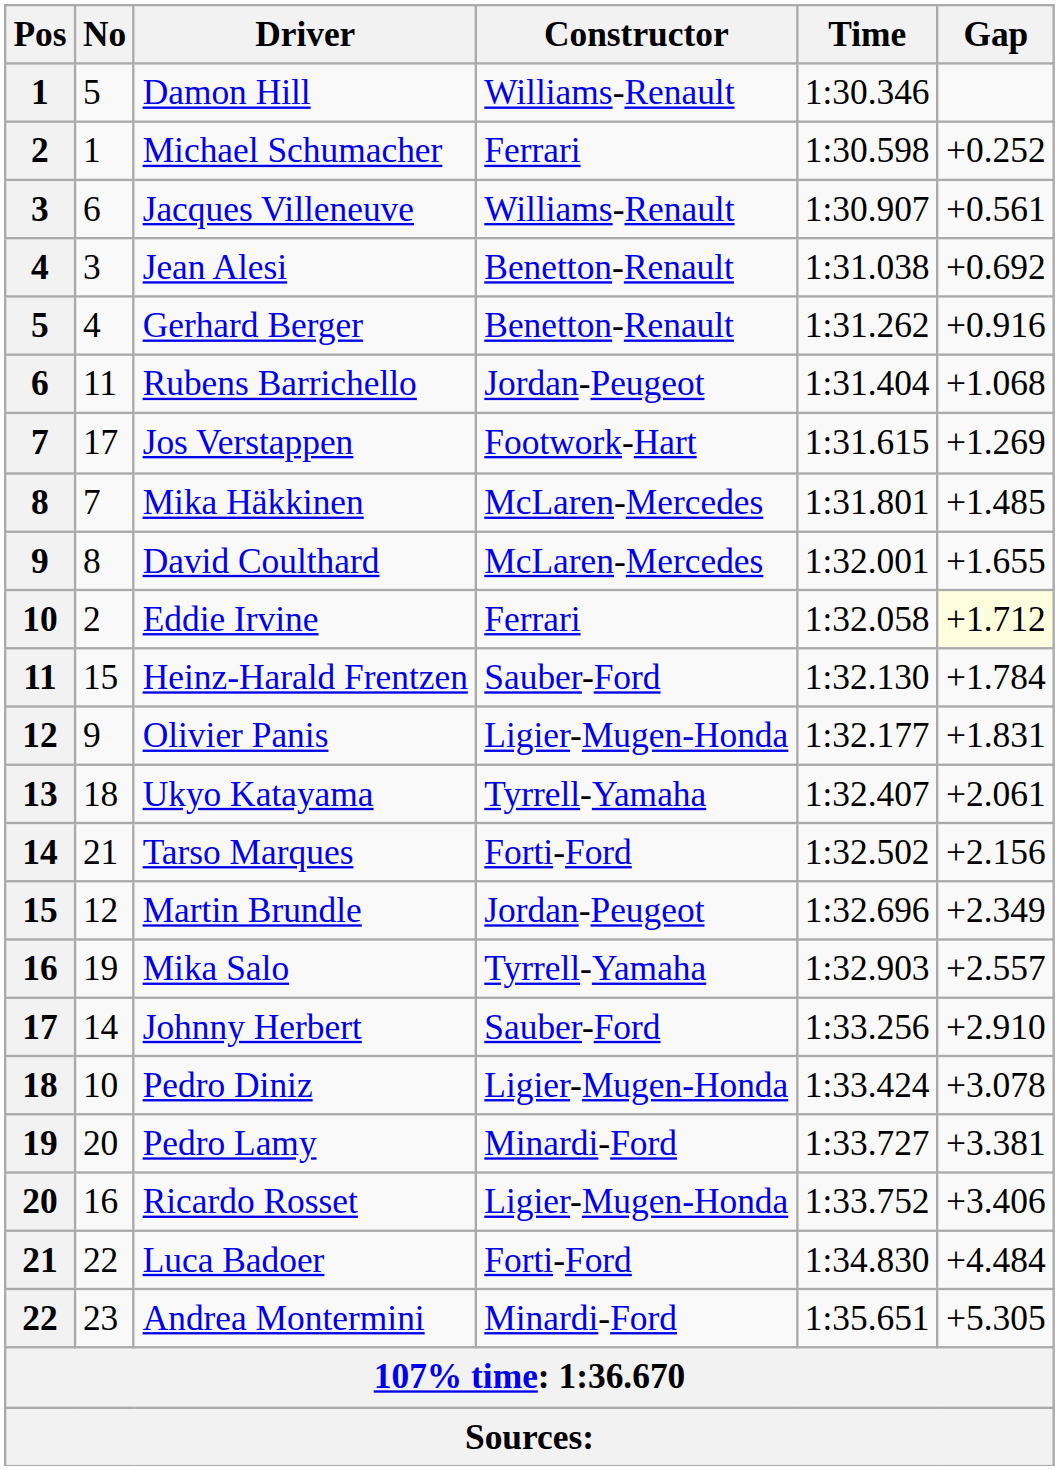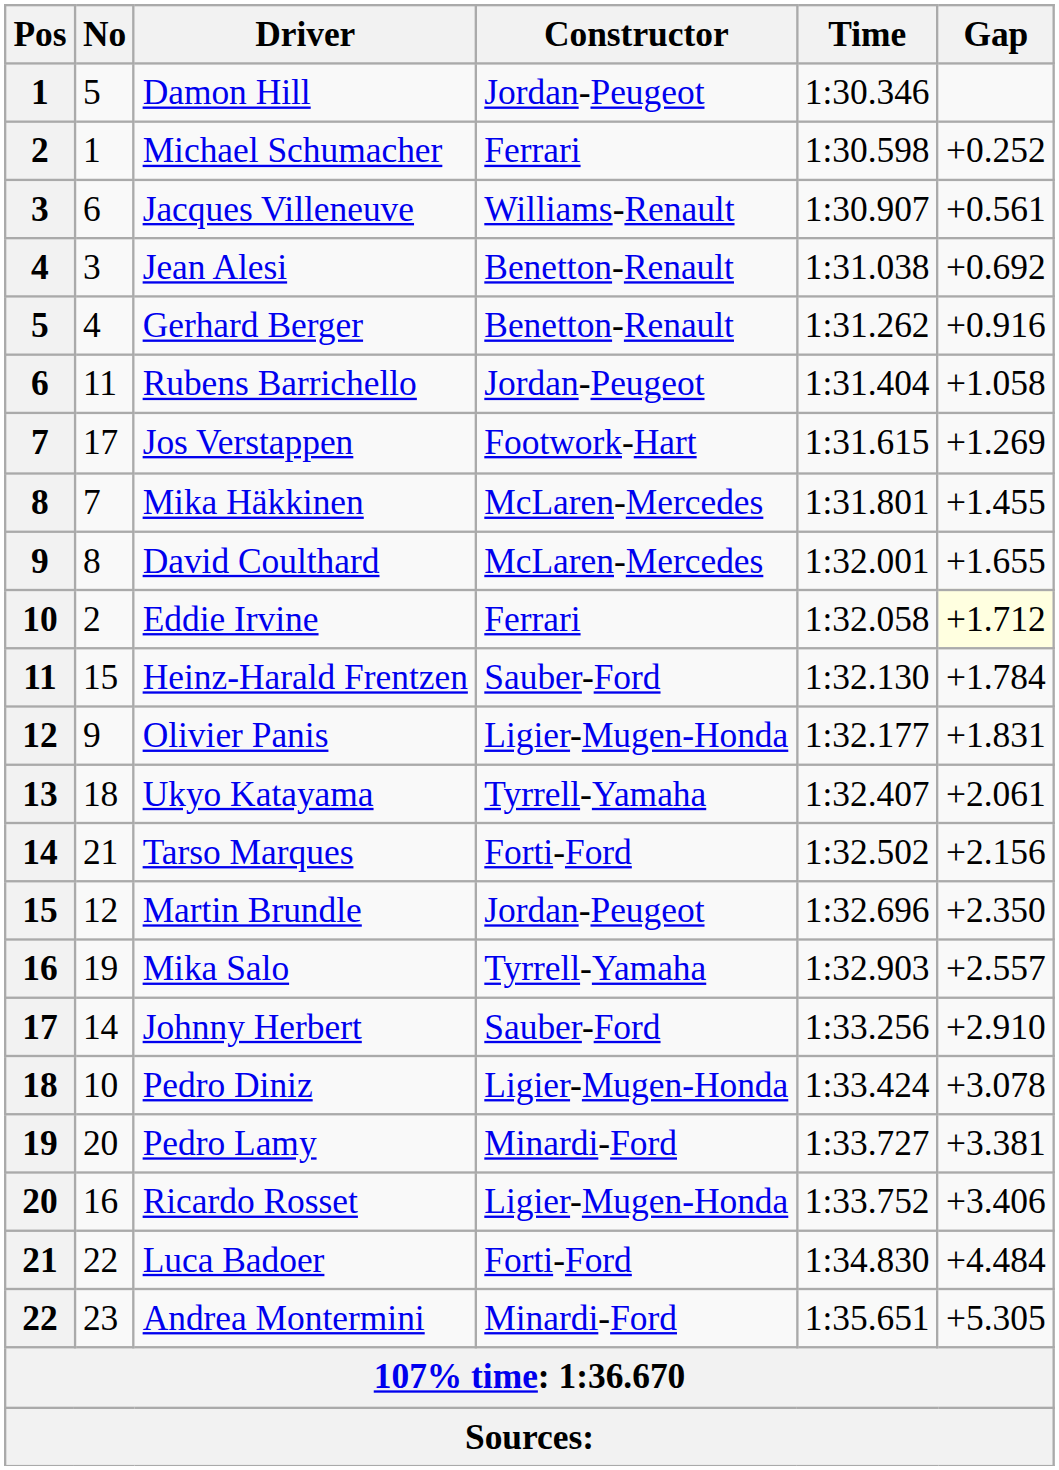(609, 92) Williams-Renault -> (594, 92) Jordan-Peugeot
(996, 384) +1.068 -> (996, 384) +1.058
(996, 501) +1.485 -> (996, 501) +1.455
(996, 909) +2.349 -> (996, 909) +2.350
